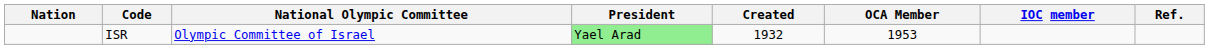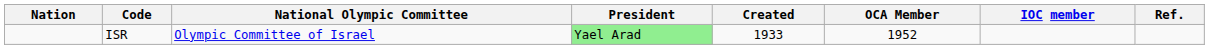(768, 35) 1932 -> (768, 35) 1933
(902, 35) 1953 -> (902, 35) 1952
